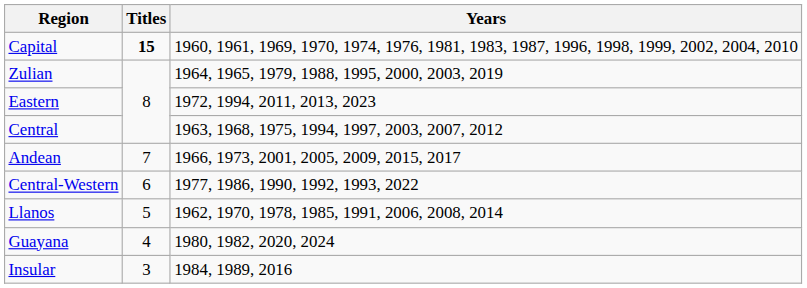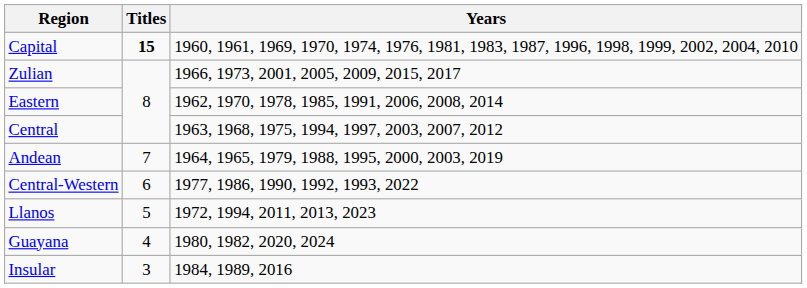(339, 74) 1964, 1965, 1979, 1988, 1995, 2000, 2003, 2019 -> (317, 74) 1966, 1973, 2001, 2005, 2009, 2015, 2017
(275, 102) 1972, 1994, 2011, 2013, 2023 -> (339, 102) 1962, 1970, 1978, 1985, 1991, 2006, 2008, 2014
(317, 157) 1966, 1973, 2001, 2005, 2009, 2015, 2017 -> (339, 157) 1964, 1965, 1979, 1988, 1995, 2000, 2003, 2019
(339, 213) 1962, 1970, 1978, 1985, 1991, 2006, 2008, 2014 -> (275, 213) 1972, 1994, 2011, 2013, 2023
